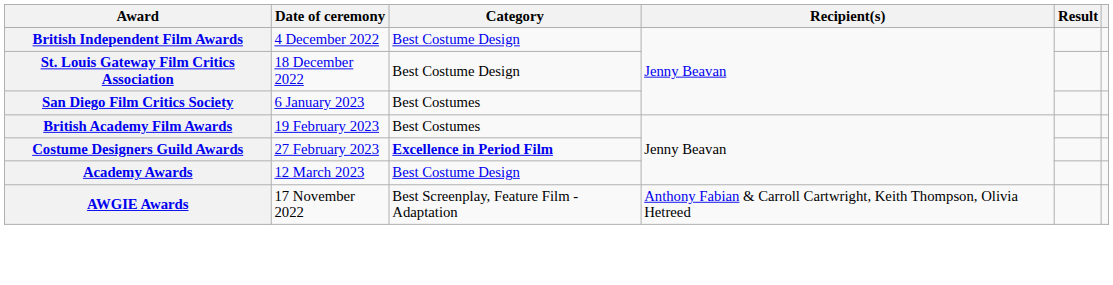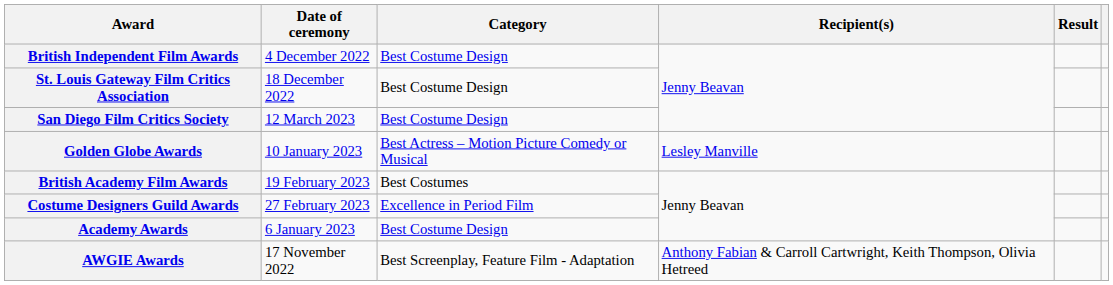(319, 102) 6 January 2023 -> (310, 119) 12 March 2023
(436, 102) Best Costumes -> (444, 119) Best Costume Design
+ row: (133, 150)
(473, 149) bold -> (457, 205) normal
(319, 172) 12 March 2023 -> (310, 229) 6 January 2023
